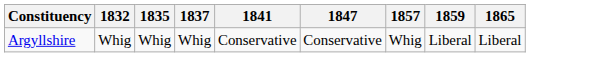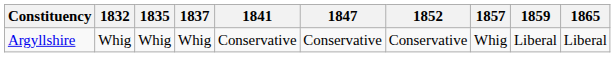+ column: (428, 16)
